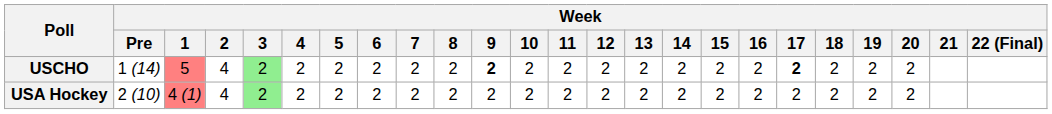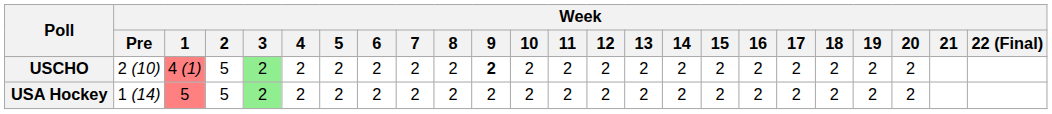(139, 69) 1 (14) -> (139, 69) 2 (10)
(185, 69) 5 -> (185, 69) 4 (1)
(224, 69) 4 -> (224, 69) 5
(796, 69) bold -> (796, 69) normal
(139, 95) 2 (10) -> (139, 95) 1 (14)
(185, 95) 4 (1) -> (185, 95) 5
(224, 95) 4 -> (224, 95) 5
